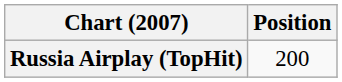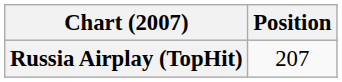(292, 58) 200 -> (292, 58) 207
